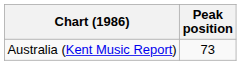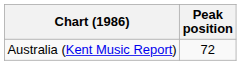(208, 49) 73 -> (208, 49) 72
